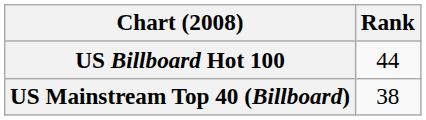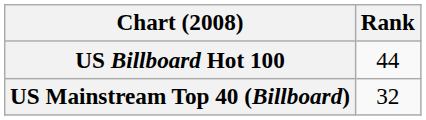(388, 96) 38 -> (388, 96) 32
